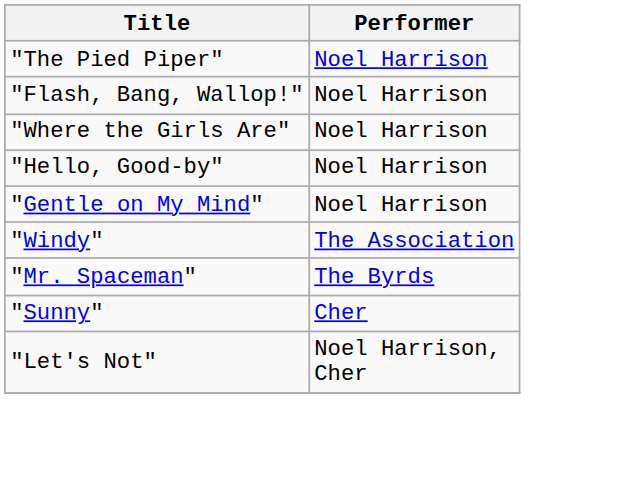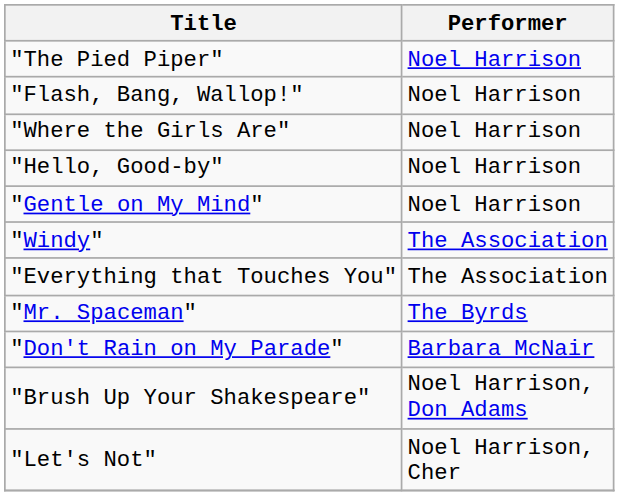+ row: (204, 277)
- row: (57, 313)
+ row: (177, 349)
+ row: (190, 398)
